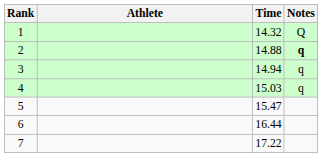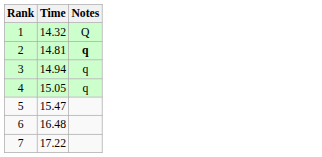- column: (145, 13)
(268, 50) 14.88 -> (53, 50) 14.81
(268, 87) 15.03 -> (53, 87) 15.05
(268, 124) 16.44 -> (53, 124) 16.48
